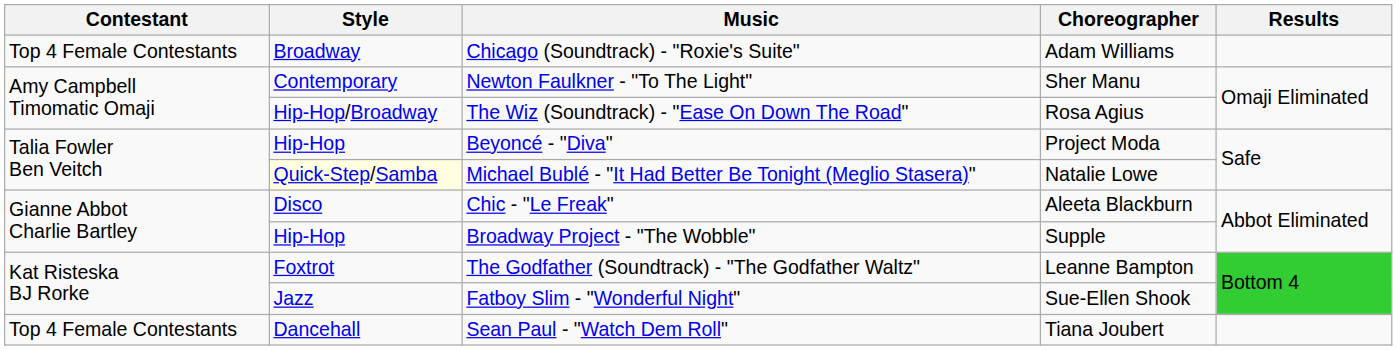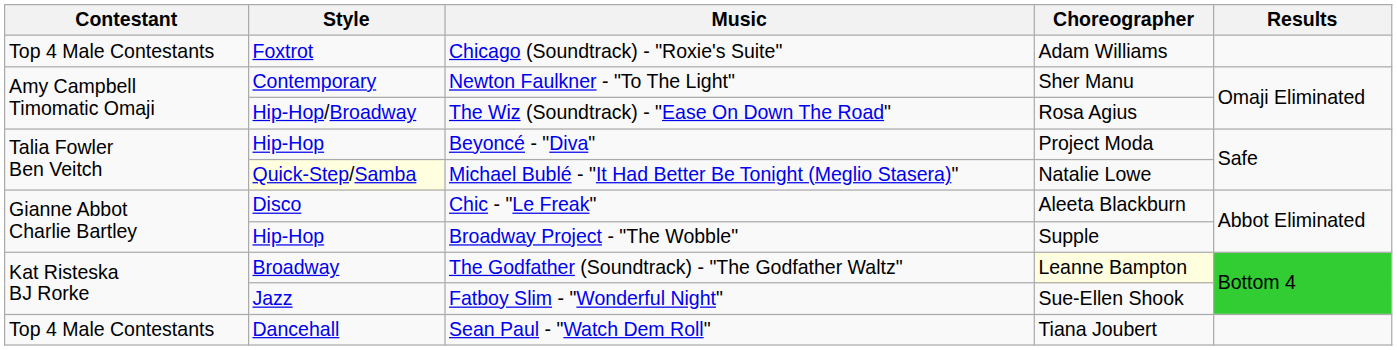(123, 50) Top 4 Female Contestants -> (112, 50) Top 4 Male Contestants
(317, 50) Broadway -> (283, 50) Foxtrot
(304, 267) Foxtrot -> (296, 267) Broadway
(1119, 267) no background -> (1113, 267) lightyellow background
(123, 329) Top 4 Female Contestants -> (112, 329) Top 4 Male Contestants
